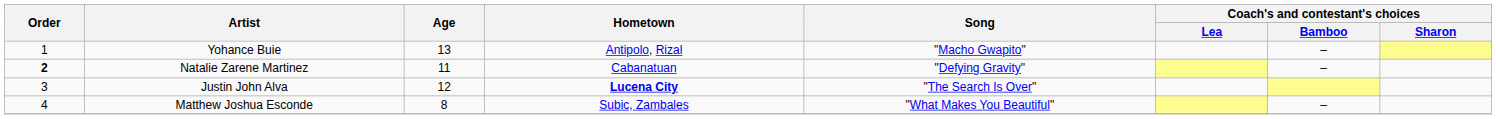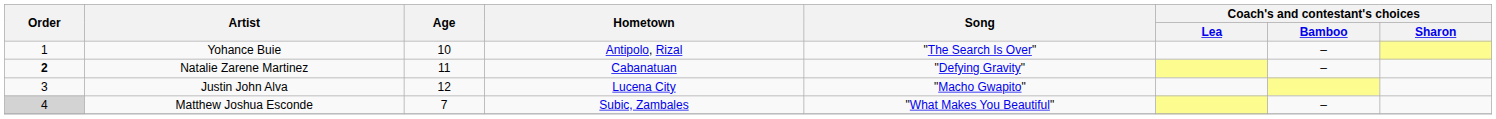(444, 50) 13 -> (444, 50) 10
(980, 50) "Macho Gwapito" -> (980, 50) "The Search Is Over"
(644, 87) bold -> (644, 87) normal
(980, 87) "The Search Is Over" -> (980, 87) "Macho Gwapito"
(44, 105) no background -> (44, 105) lightgrey background
(444, 105) 8 -> (444, 105) 7
